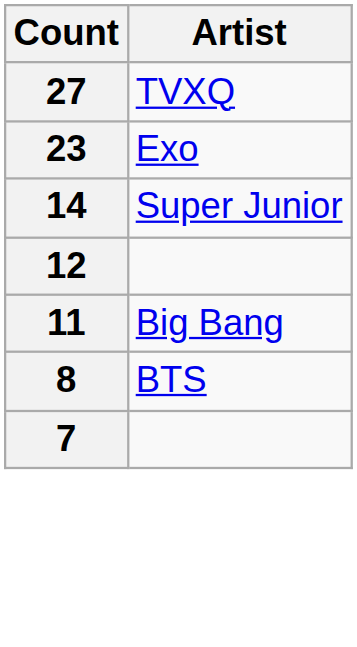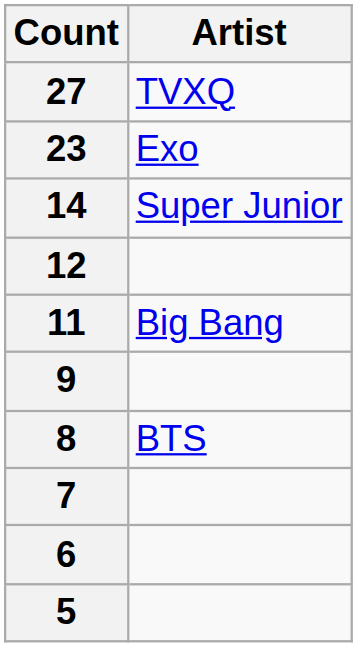+ row: (66, 380)
+ row: (66, 554)
+ row: (66, 611)
